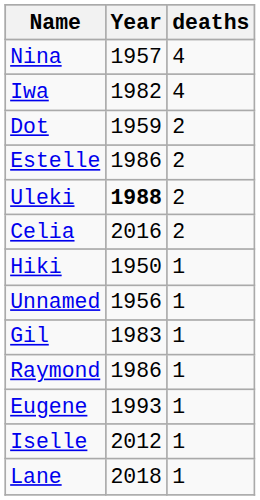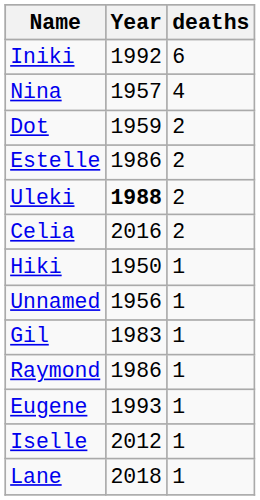+ row: (42, 57)
- row: (29, 92)
